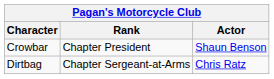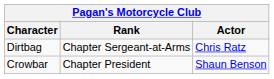rows swapped: (27, 47) <-> (24, 64)
